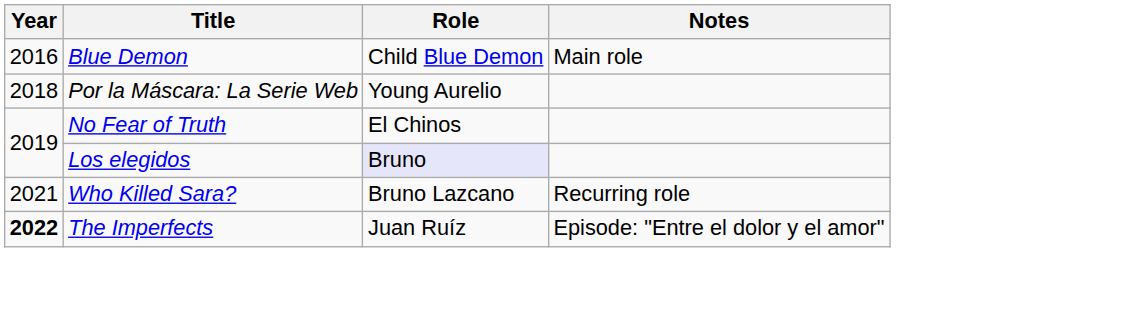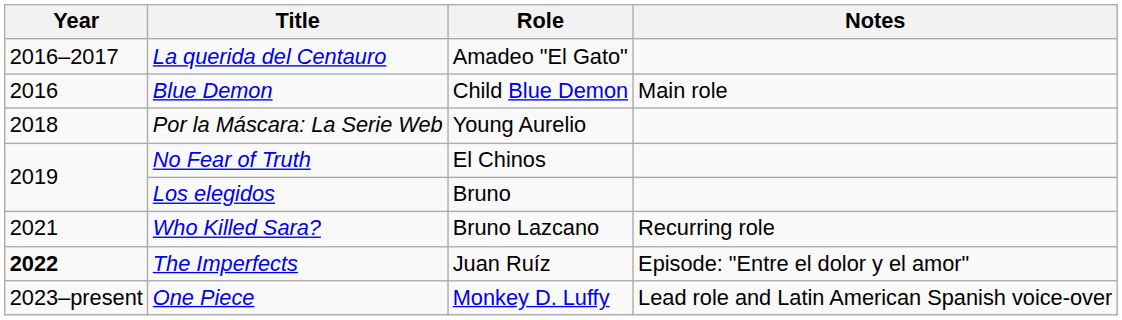+ row: (270, 56)
(397, 159) lavender background -> (482, 194) no background
+ row: (204, 297)
